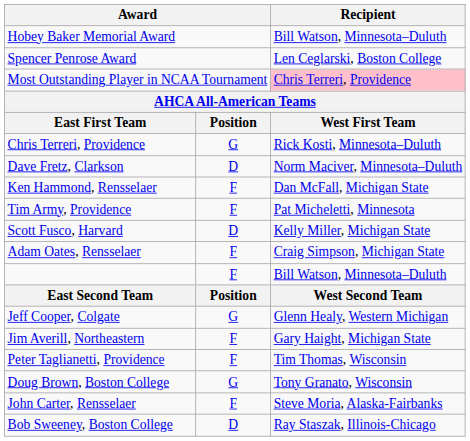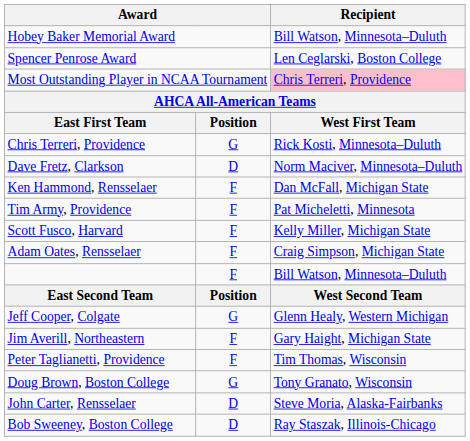(233, 230) D -> (233, 230) F
(233, 403) F -> (233, 403) D
